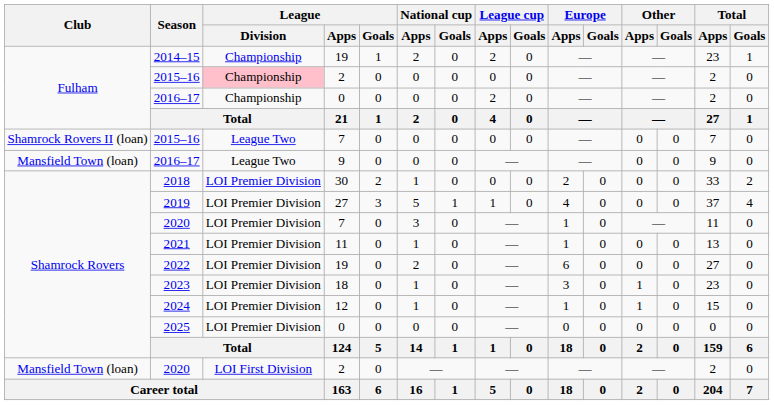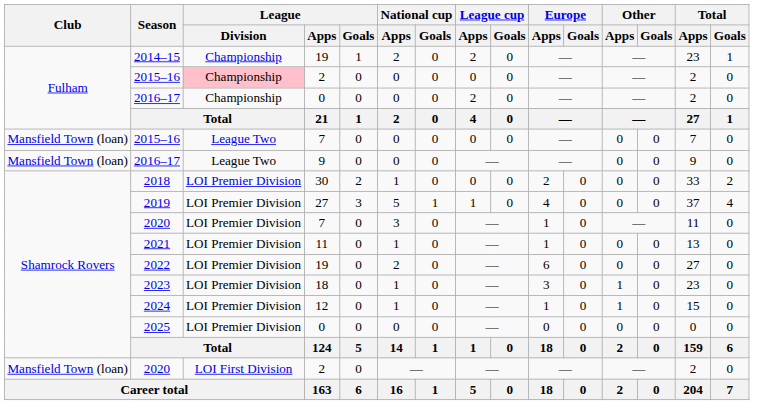(78, 139) Shamrock Rovers II (loan) -> (68, 139) Mansfield Town (loan)
